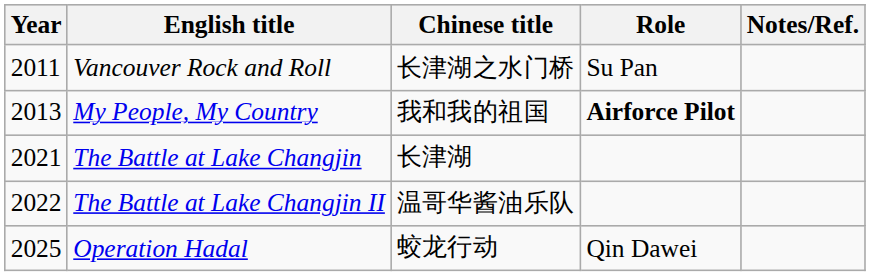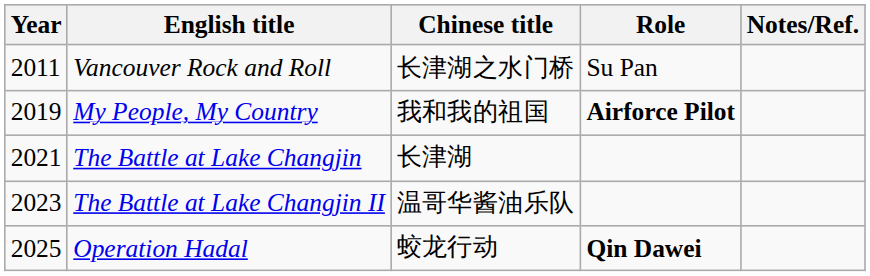(36, 112) 2013 -> (36, 112) 2019
(36, 202) 2022 -> (36, 202) 2023
(642, 247) normal -> (644, 247) bold
